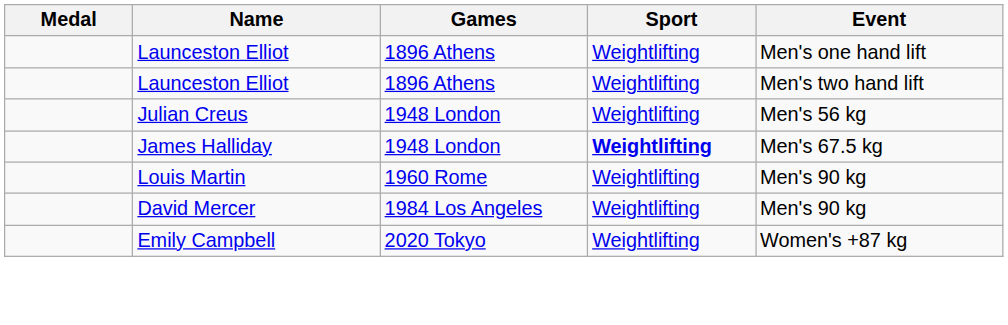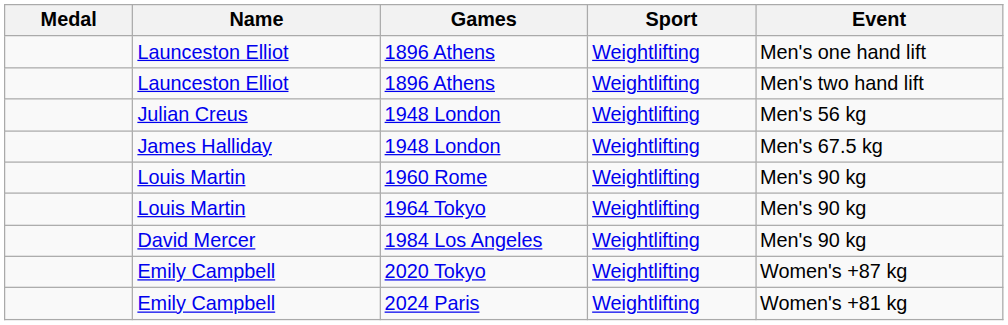(652, 146) bold -> (646, 146) normal
+ row: (191, 209)
+ row: (206, 303)
